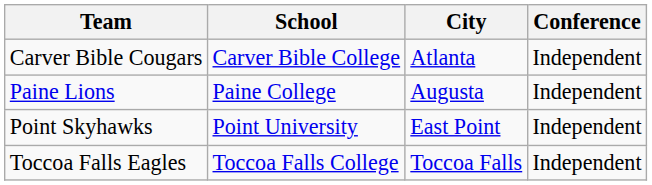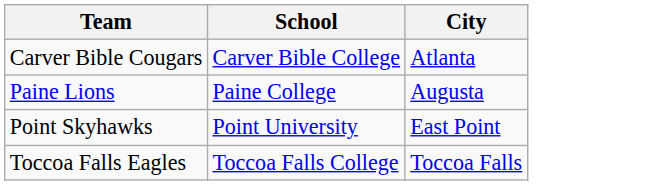- column: (587, 22)
